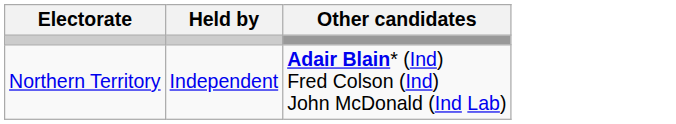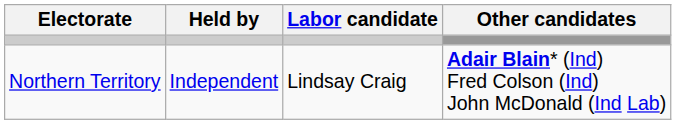+ column: (363, 19)
